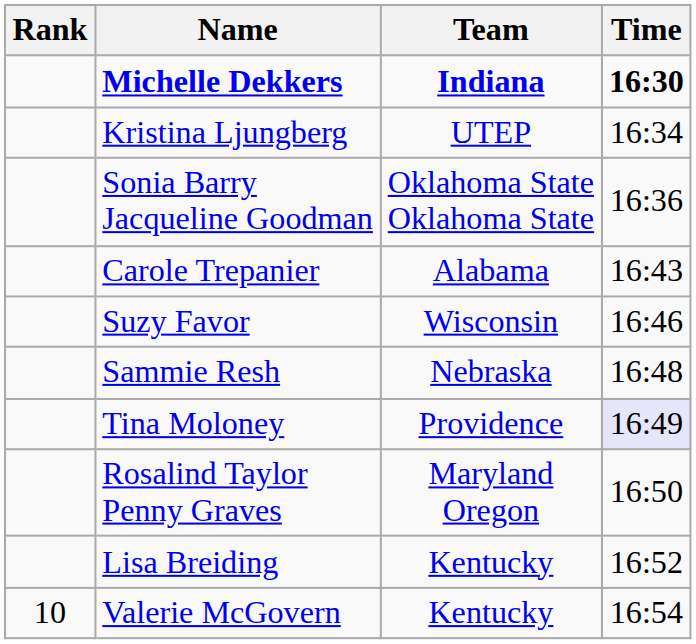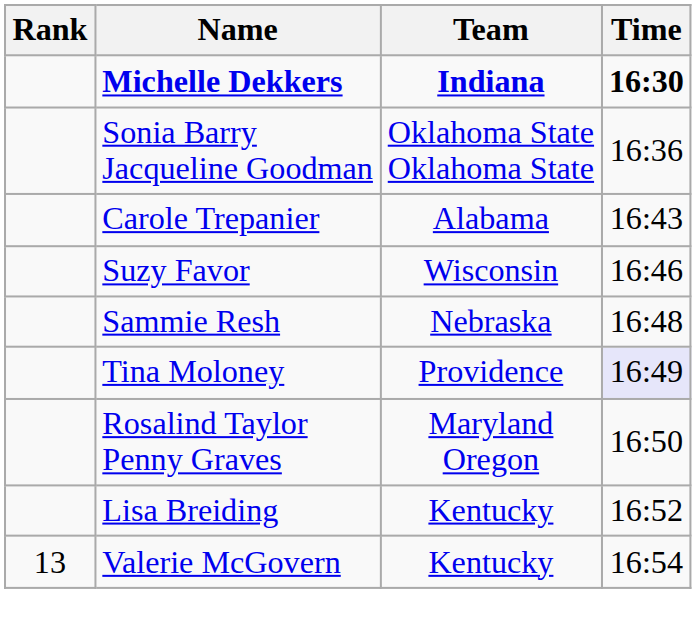- row: (225, 132)
(50, 612) 10 -> (50, 561) 13
